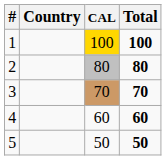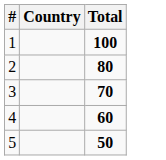- column: (102, 18)
